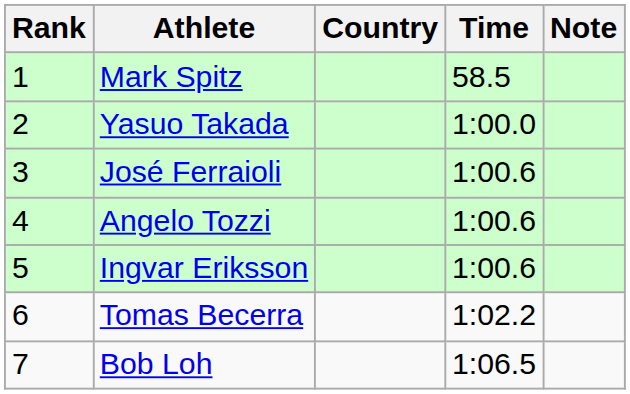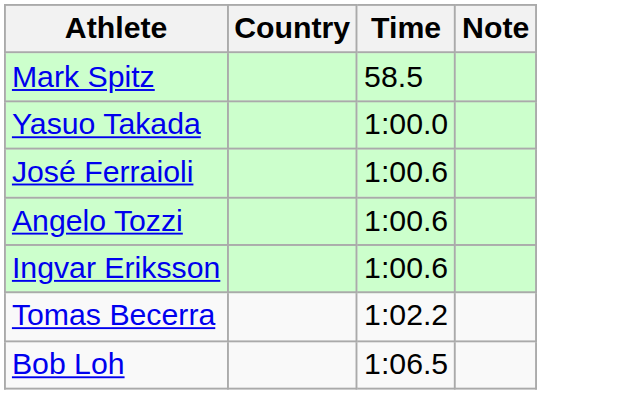- column: (49, 28)
